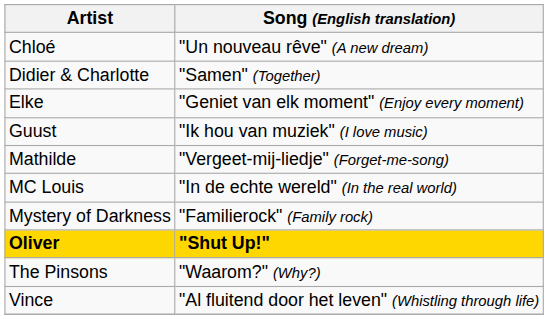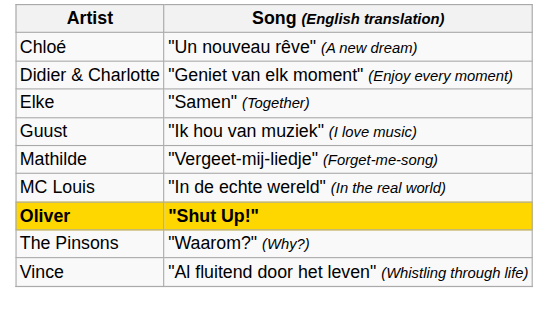(250, 74) "Samen" (Together) -> (341, 74) "Geniet van elk moment" (Enjoy every moment)
(351, 103) "Geniet van elk moment" (Enjoy every moment) -> (239, 103) "Samen" (Together)
- row: (90, 215)
